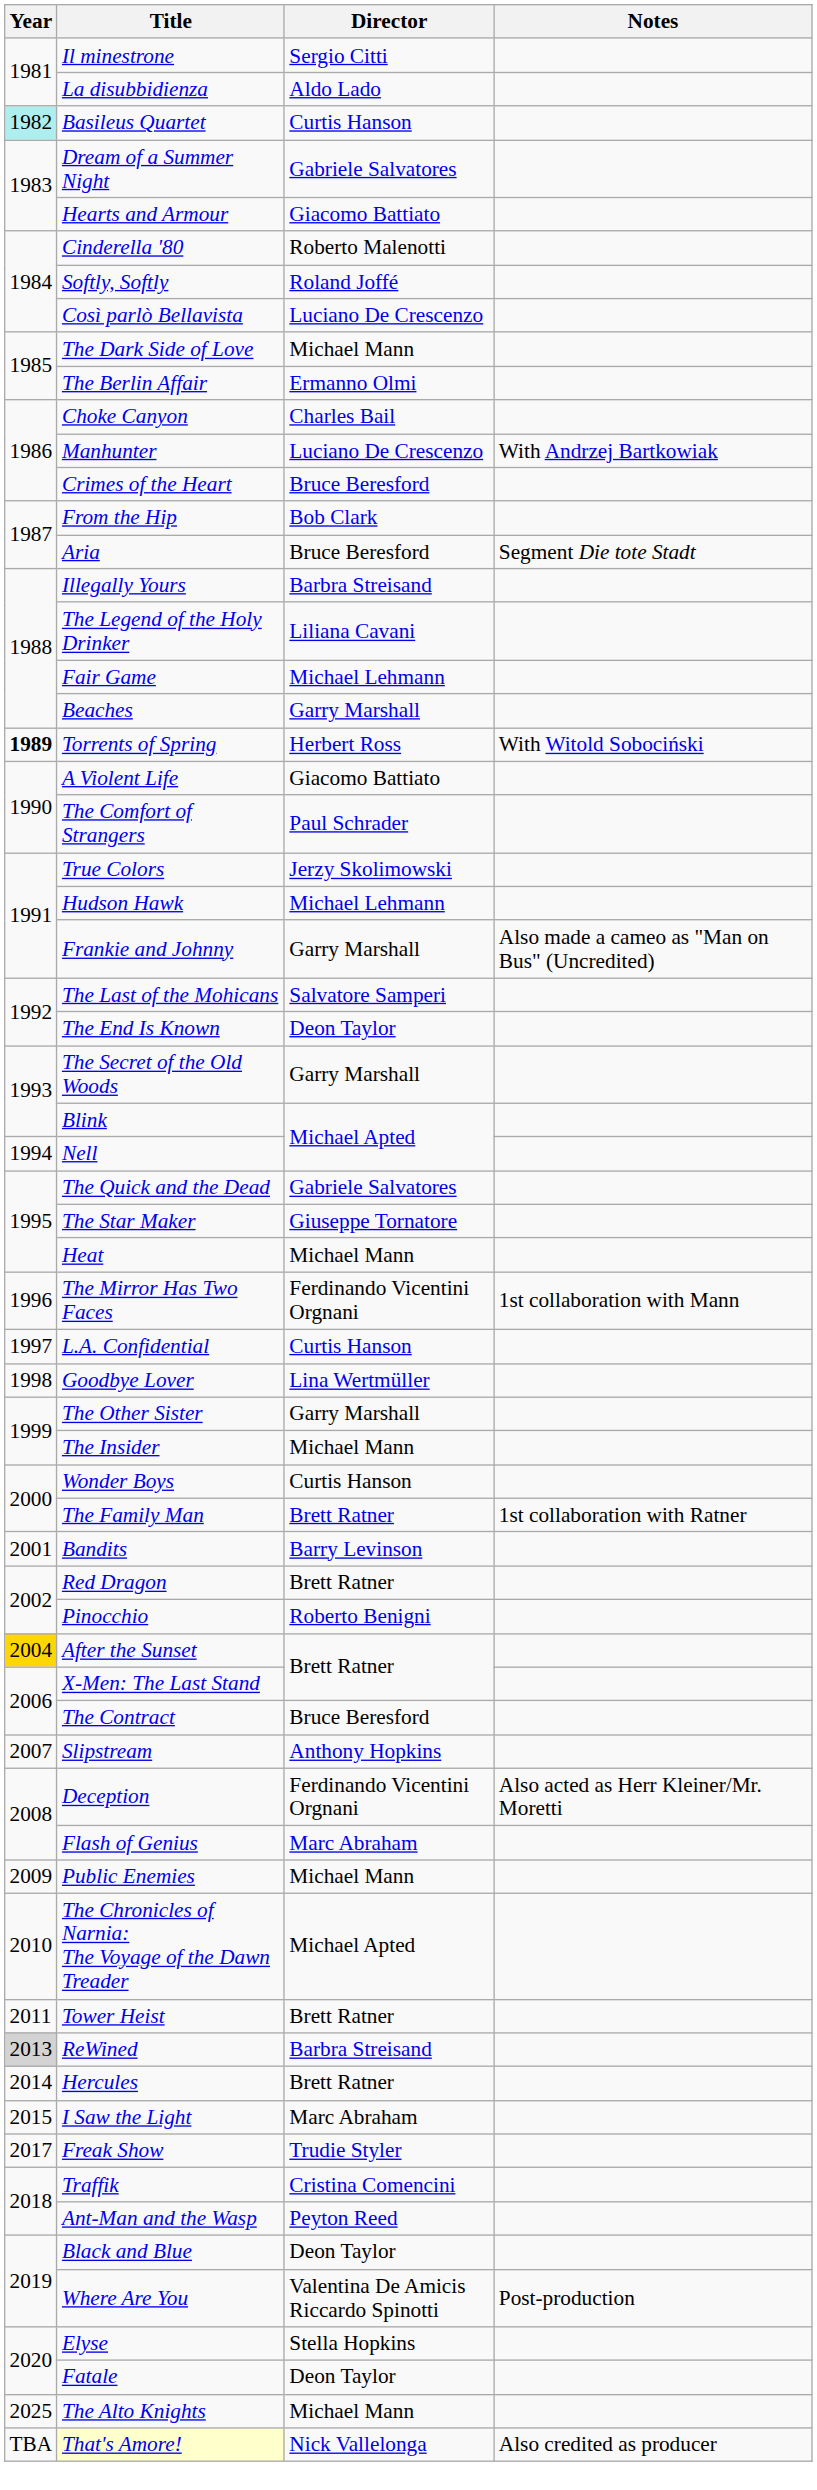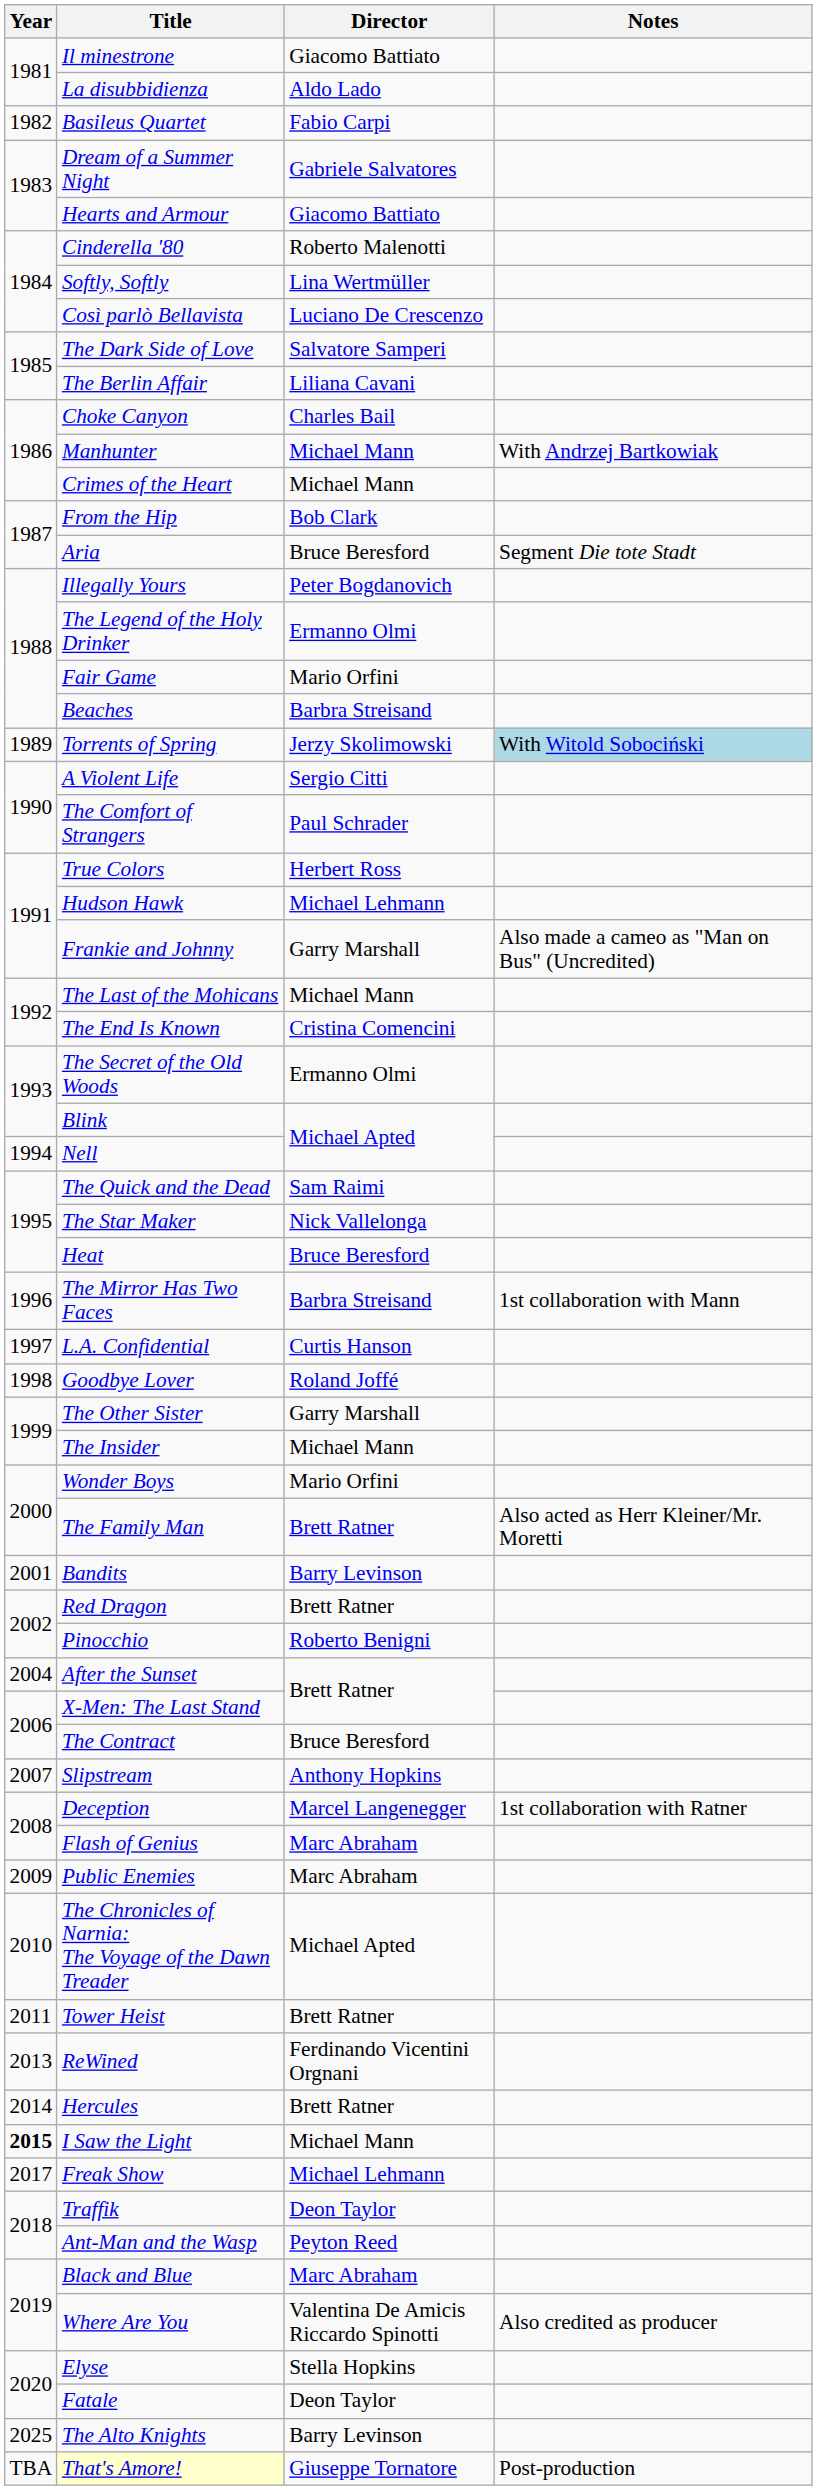(339, 55) Sergio Citti -> (365, 55) Giacomo Battiato
(31, 122) paleturquoise background -> (31, 122) no background
(351, 122) Curtis Hanson -> (340, 122) Fabio Carpi
(344, 281) Roland Joffé -> (359, 281) Lina Wertmüller
(352, 349) Michael Mann -> (368, 349) Salvatore Samperi
(353, 382) Ermanno Olmi -> (352, 382) Liliana Cavani
(386, 450) Luciano De Crescenzo -> (352, 450) Michael Mann
(359, 484) Bruce Beresford -> (352, 484) Michael Mann
(361, 585) Barbra Streisand -> (371, 585) Peter Bogdanovich
(352, 631) Liliana Cavani -> (353, 631) Ermanno Olmi
(367, 676) Michael Lehmann -> (344, 676) Mario Orfini
(355, 710) Garry Marshall -> (360, 710) Barbra Streisand
(31, 744) bold -> (31, 744) normal
(345, 744) Herbert Ross -> (371, 744) Jerzy Skolimowski
(601, 744) no background -> (601, 744) lightblue background
(365, 777) Giacomo Battiato -> (338, 777) Sergio Citti
(371, 869) Jerzy Skolimowski -> (345, 869) Herbert Ross
(368, 994) Salvatore Samperi -> (352, 994) Michael Mann
(343, 1028) Deon Taylor -> (372, 1028) Cristina Comencini
(355, 1074) Garry Marshall -> (353, 1074) Ermanno Olmi
(373, 1187) Gabriele Salvatores -> (337, 1187) Sam Raimi
(373, 1221) Giuseppe Tornatore -> (358, 1221) Nick Vallelonga
(352, 1254) Michael Mann -> (359, 1254) Bruce Beresford
(379, 1300) Ferdinando Vicentini Orgnani -> (360, 1300) Barbra Streisand
(360, 1379) Lina Wertmüller -> (344, 1379) Roland Joffé
(351, 1481) Curtis Hanson -> (344, 1481) Mario Orfini
(623, 1514) 1st collaboration with Ratner -> (631, 1526) Also acted as Herr Kleiner/Mr. Moretti
(31, 1649) gold background -> (31, 1673) no background
(379, 1796) Ferdinando Vicentini Orgnani -> (378, 1808) Marcel Langenegger
(630, 1796) Also acted as Herr Kleiner/Mr. Moretti -> (623, 1808) 1st collaboration with Ratner
(352, 1876) Michael Mann -> (353, 1876) Marc Abraham
(31, 2049) lightgrey background -> (31, 2061) no background
(361, 2049) Barbra Streisand -> (379, 2061) Ferdinando Vicentini Orgnani
(31, 2116) normal -> (31, 2140) bold
(353, 2116) Marc Abraham -> (352, 2140) Michael Mann
(345, 2150) Trudie Styler -> (367, 2174) Michael Lehmann
(372, 2184) Cristina Comencini -> (342, 2208) Deon Taylor
(343, 2251) Deon Taylor -> (353, 2275) Marc Abraham
(567, 2297) Post-production -> (608, 2321) Also credited as producer
(352, 2410) Michael Mann -> (356, 2434) Barry Levinson
(358, 2444) Nick Vallelonga -> (373, 2468) Giuseppe Tornatore
(608, 2444) Also credited as producer -> (567, 2468) Post-production
